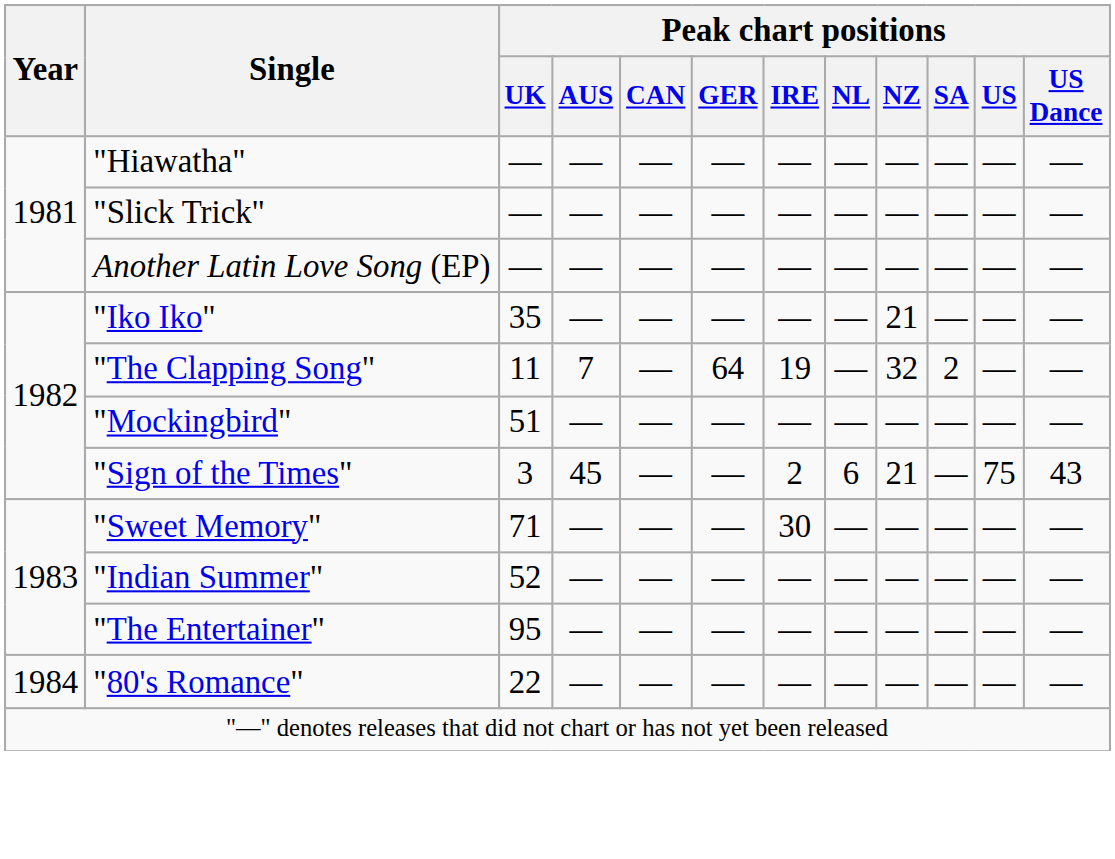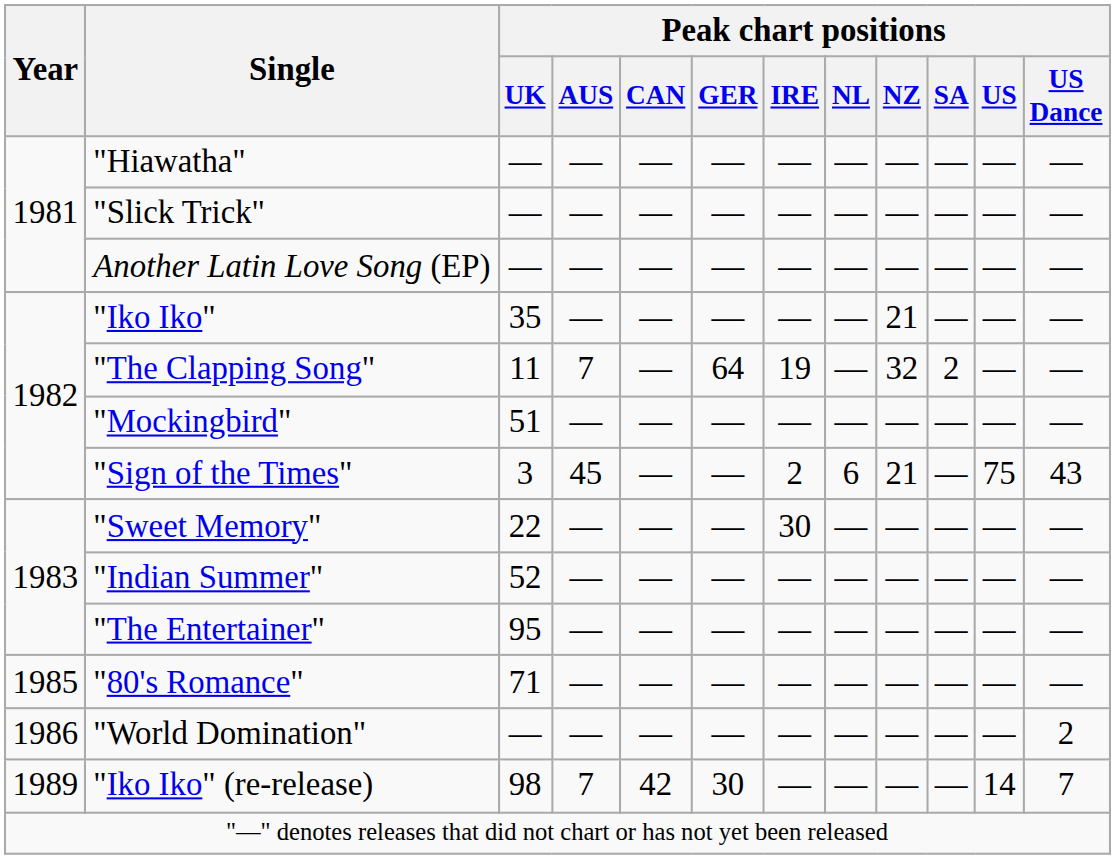(525, 525) 71 -> (525, 525) 22
(45, 681) 1984 -> (45, 681) 1985
(525, 681) 22 -> (525, 681) 71
+ row: (230, 733)
+ row: (233, 785)
